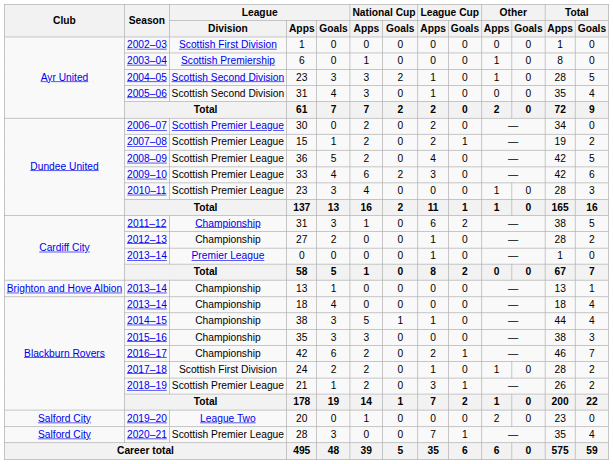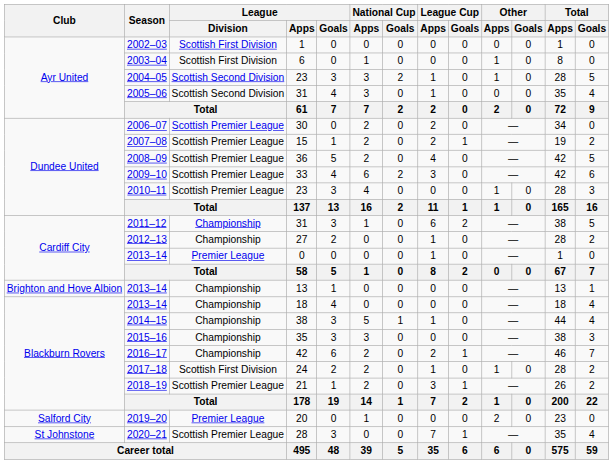(228, 61) Scottish Premiership -> (228, 61) Scottish First Division
(228, 418) League Two -> (228, 418) Premier League
(64, 434) Salford City -> (64, 434) St Johnstone
